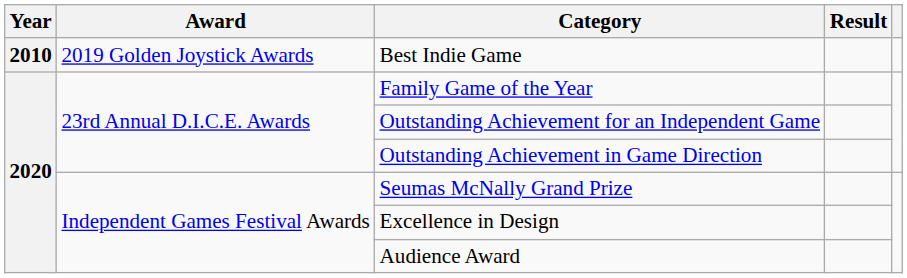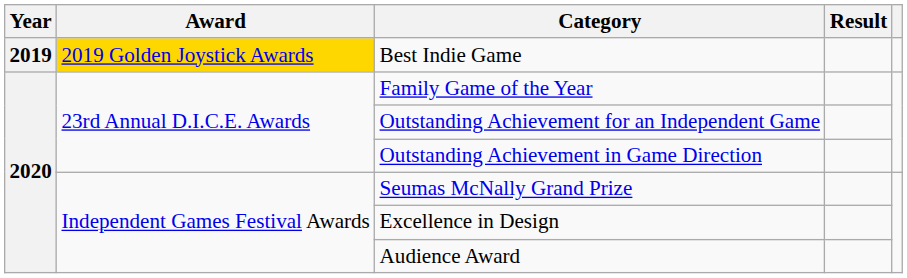(31, 54) 2010 -> (31, 54) 2019
(188, 54) no background -> (188, 54) gold background
